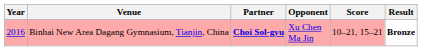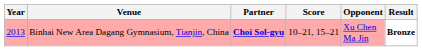columns swapped: (308, 12) <-> (357, 12)
(16, 33) 2016 -> (16, 33) 2013
